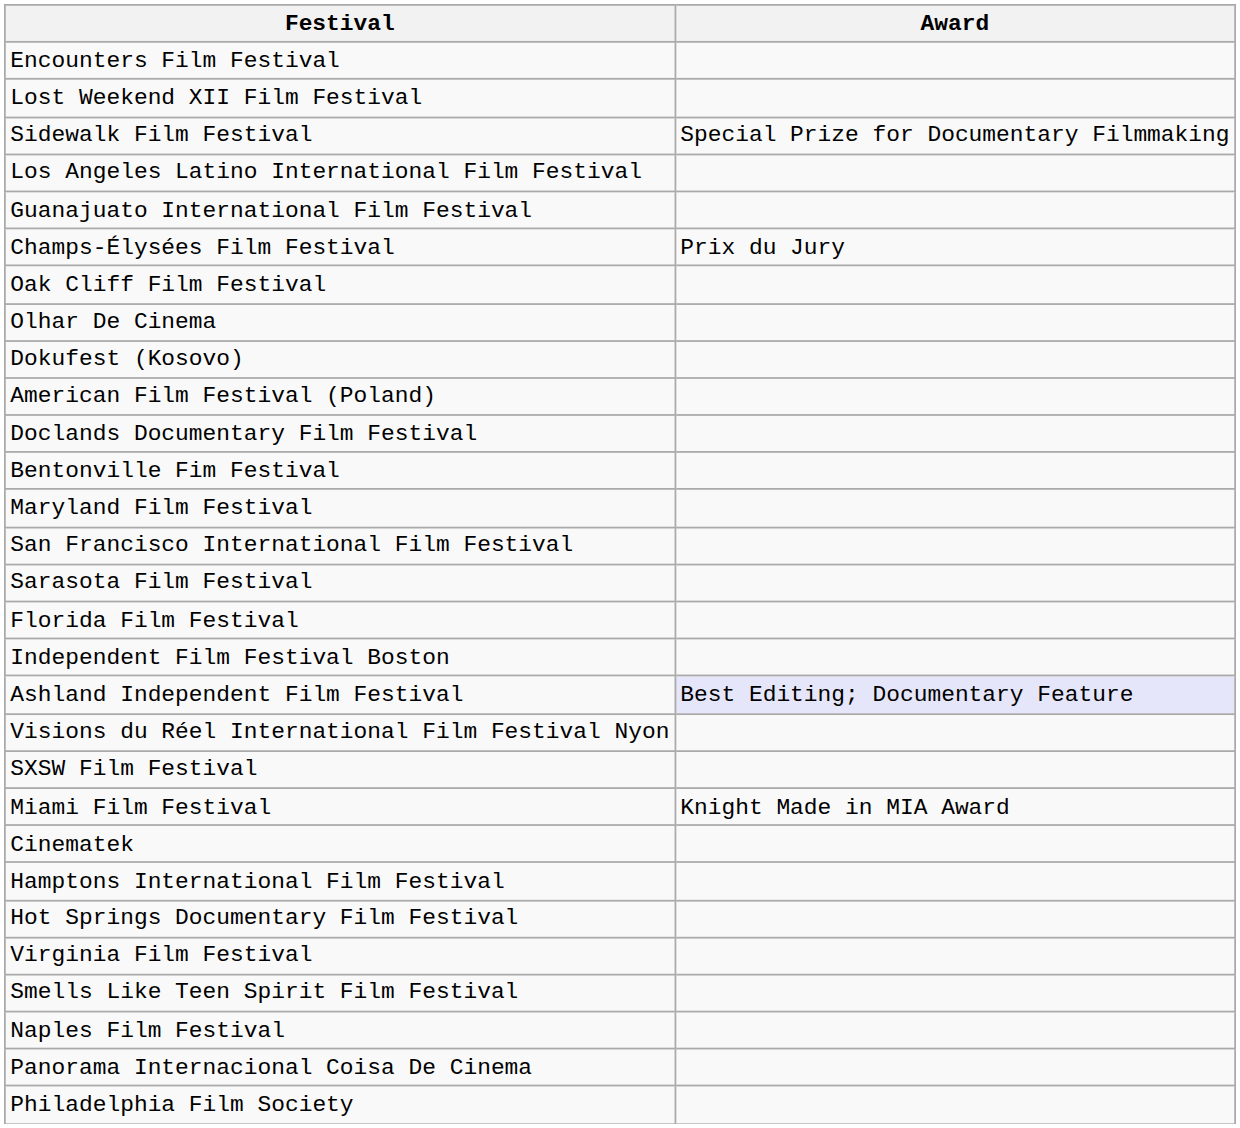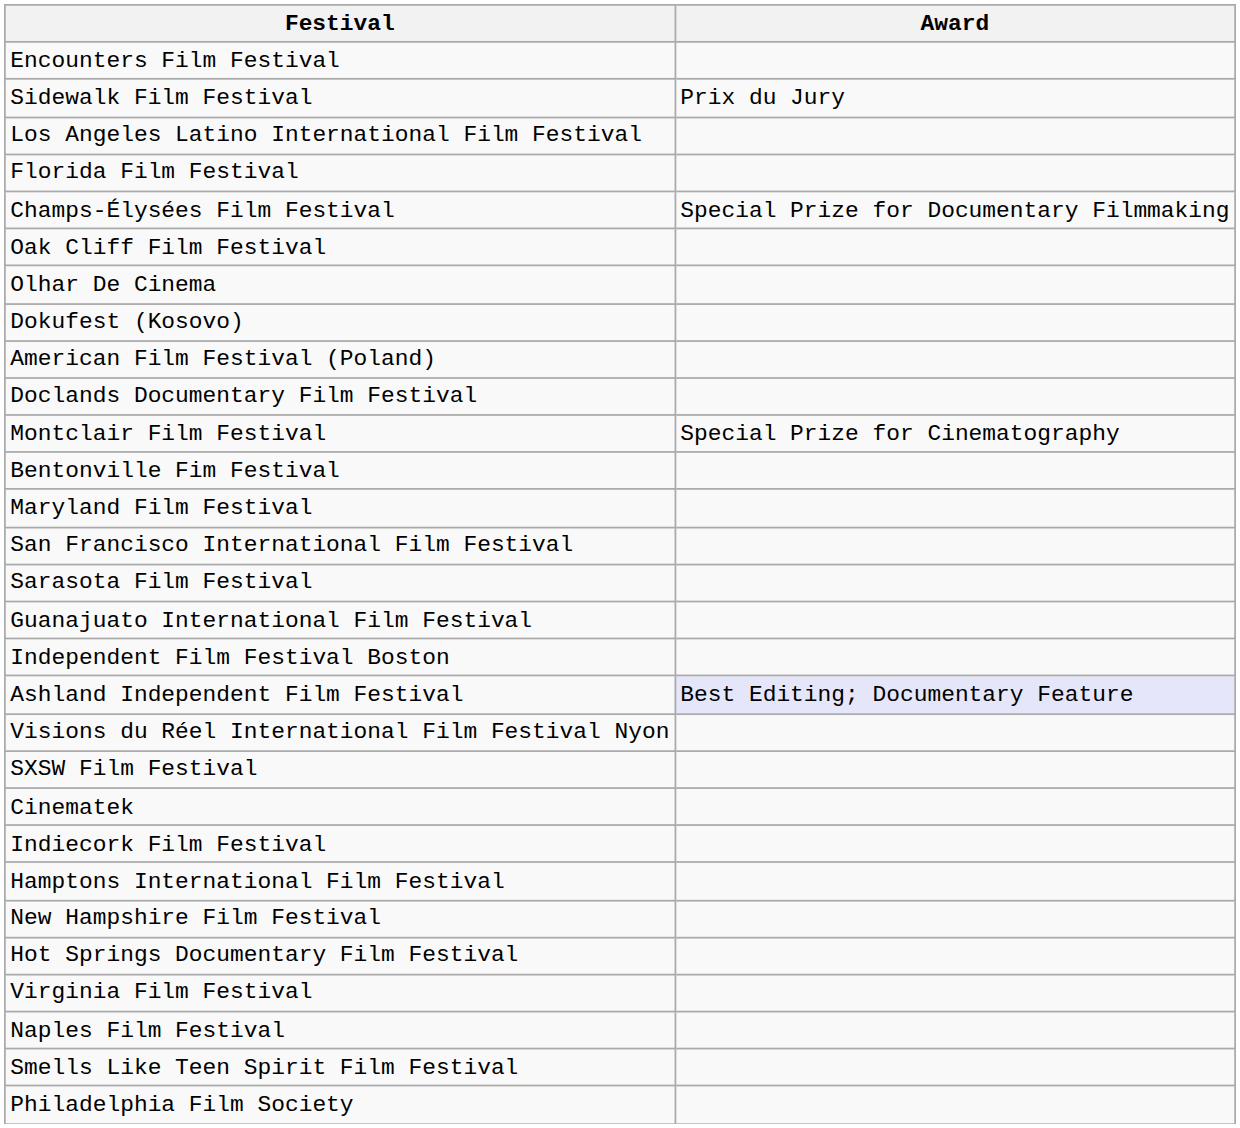- row: (216, 98)
(955, 135) Special Prize for Documentary Filmmaking -> (763, 98) Prix du Jury
rows swapped: (271, 210) <-> (154, 620)
(763, 247) Prix du Jury -> (955, 210) Special Prize for Documentary Filmmaking
+ row: (168, 434)
- row: (141, 807)
+ row: (168, 844)
+ row: (196, 918)
rows swapped: (148, 1030) <-> (264, 993)
- row: (271, 1068)
